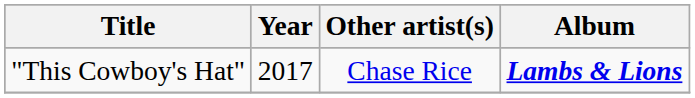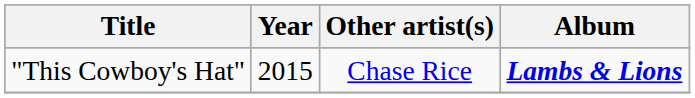(285, 69) 2017 -> (285, 69) 2015
